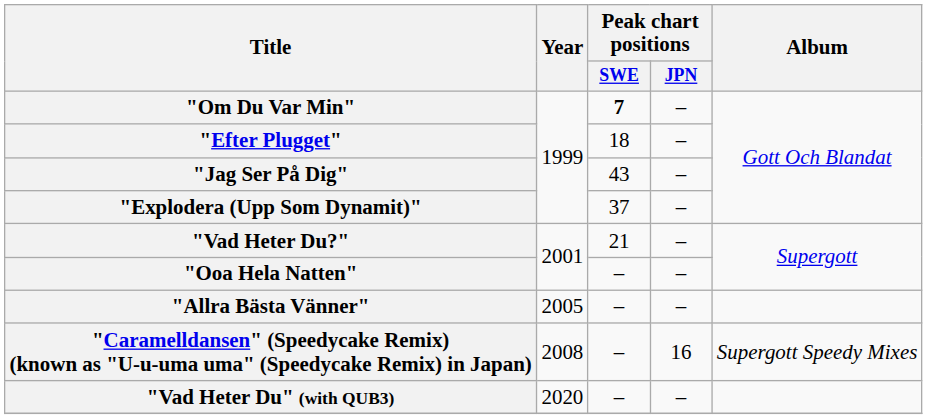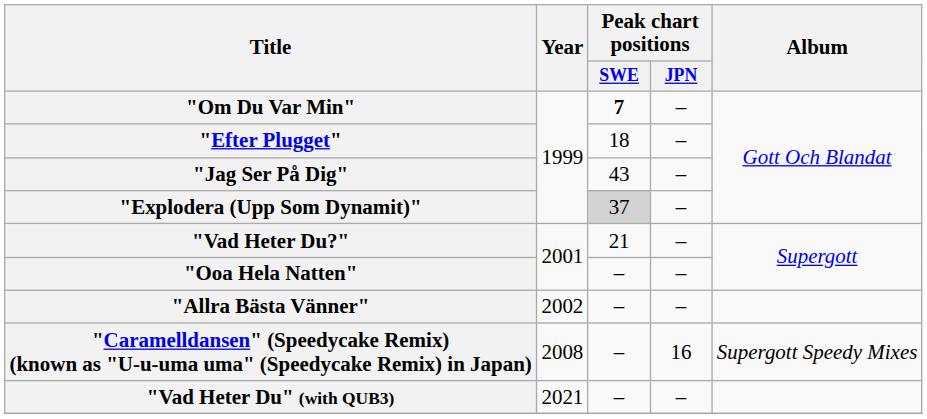(619, 207) no background -> (619, 207) lightgrey background
(562, 306) 2005 -> (562, 306) 2002
(562, 396) 2020 -> (562, 396) 2021
